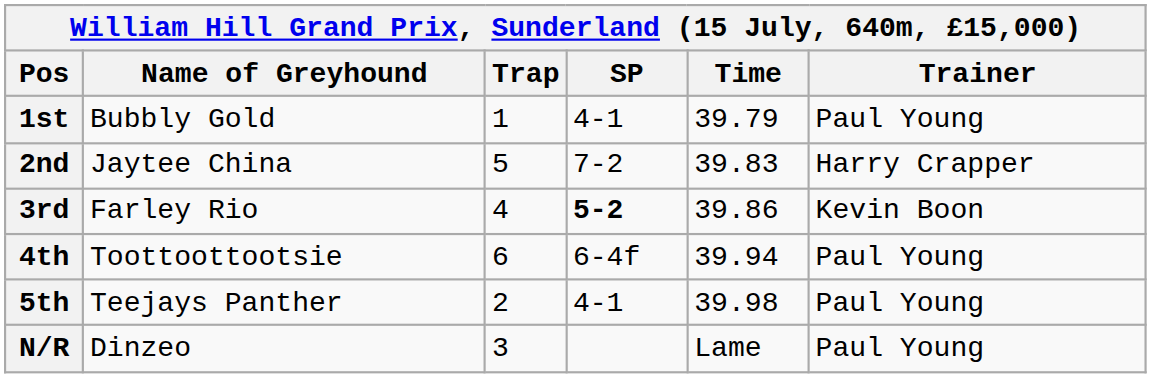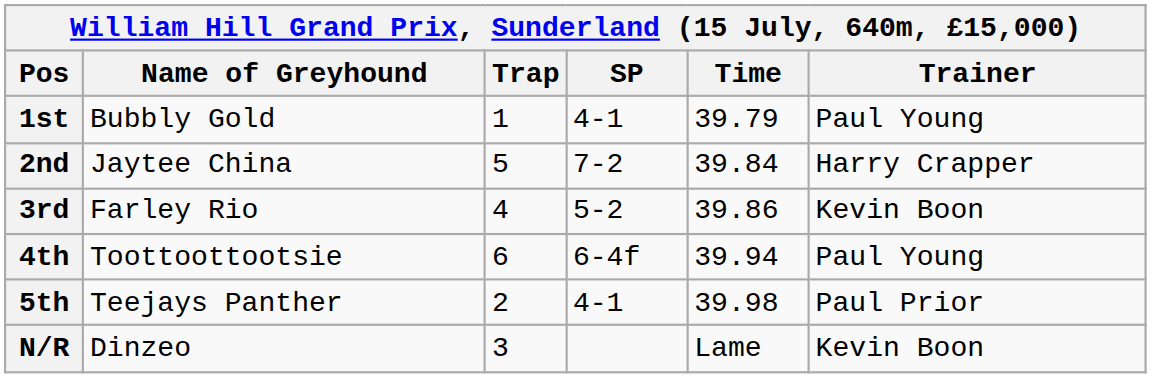(736, 165) 39.83 -> (736, 165) 39.84
(598, 211) bold -> (598, 211) normal
(900, 303) Paul Young -> (900, 303) Paul Prior
(900, 348) Paul Young -> (900, 348) Kevin Boon
